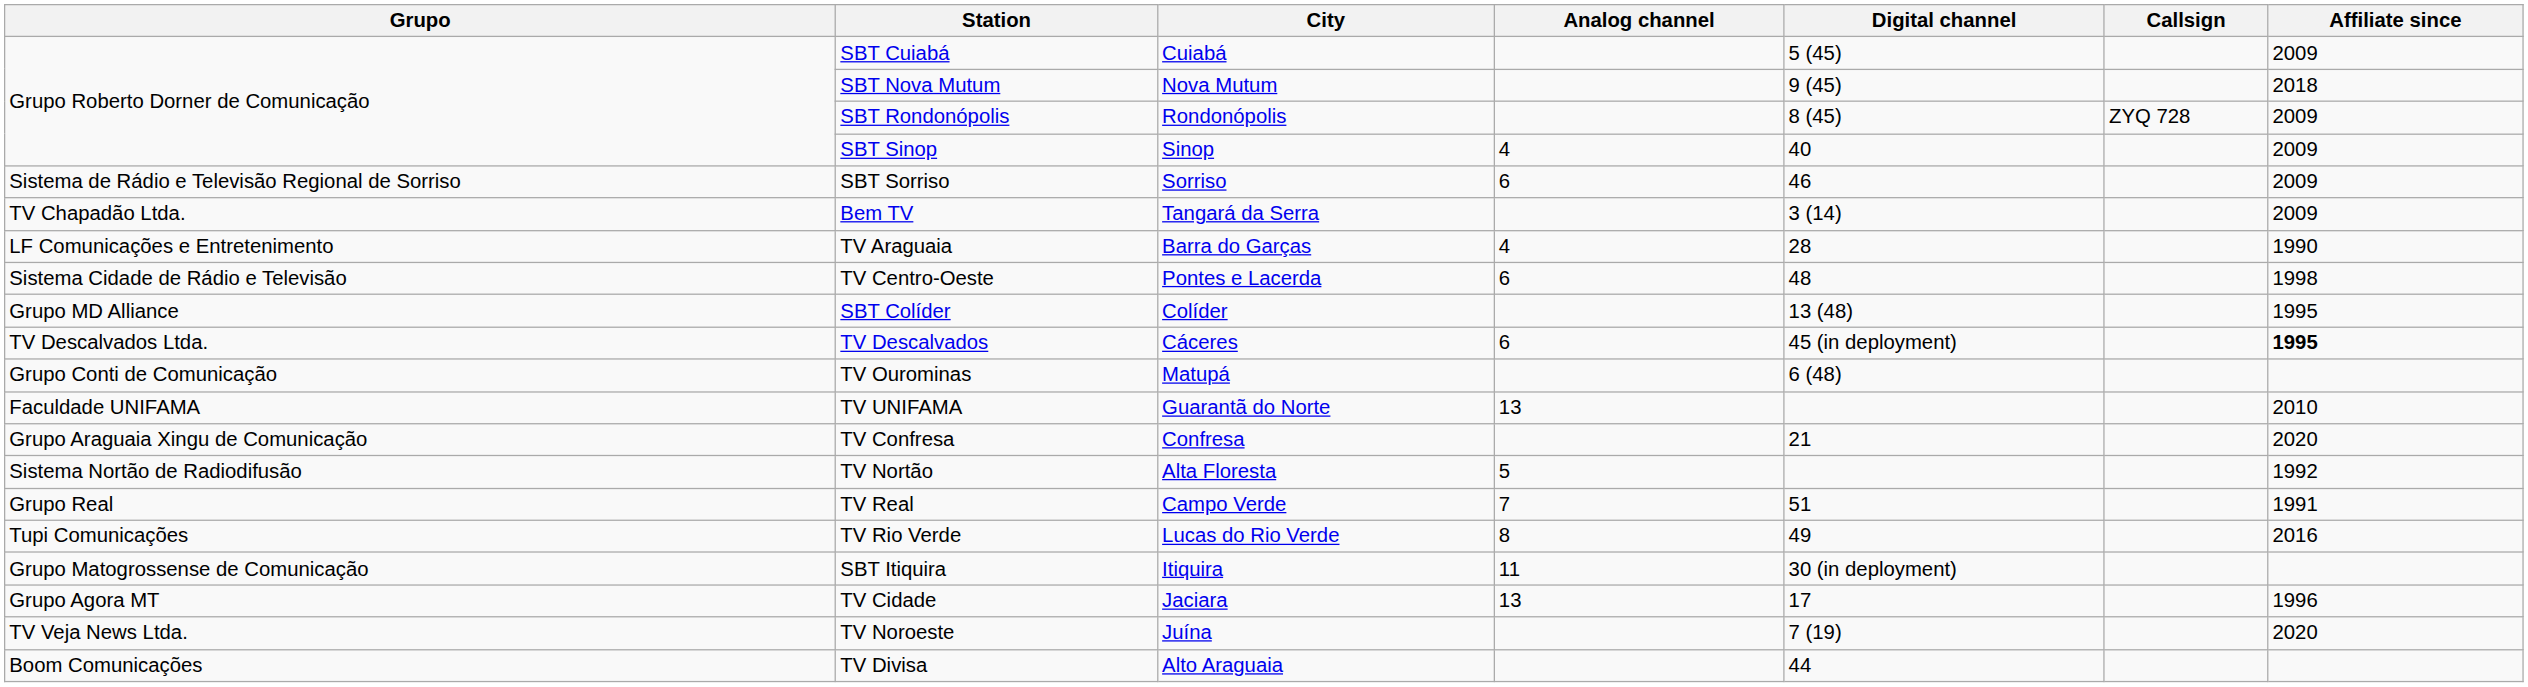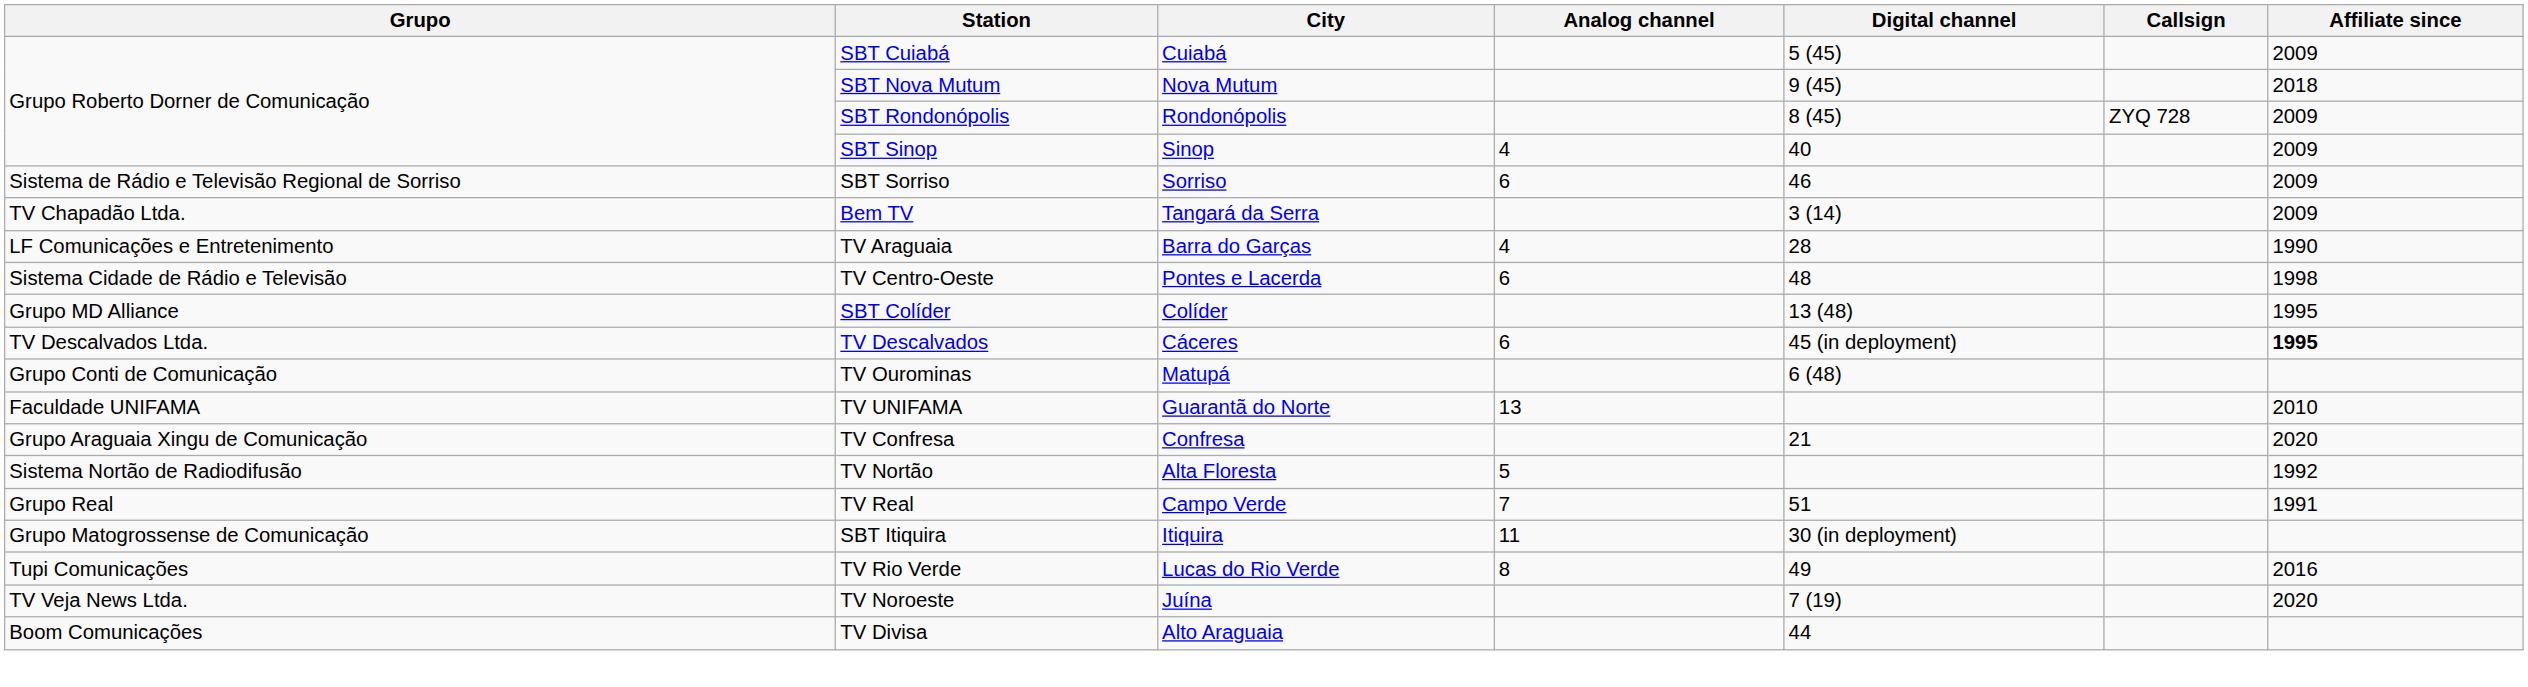rows swapped: (901, 536) <-> (893, 568)
- row: (888, 600)
